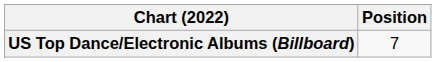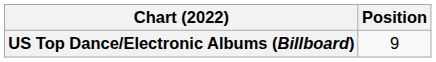(395, 43) 7 -> (395, 43) 9
